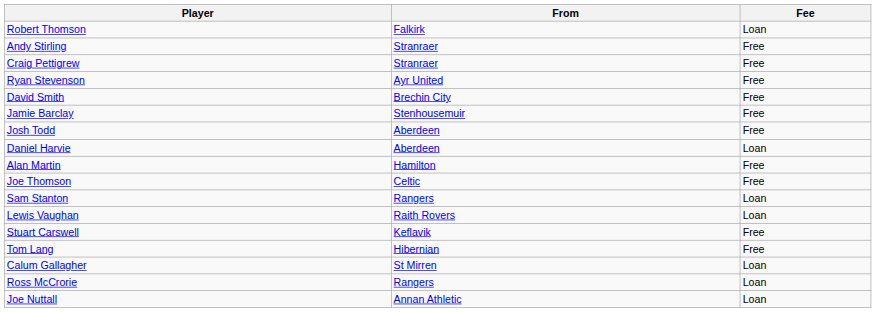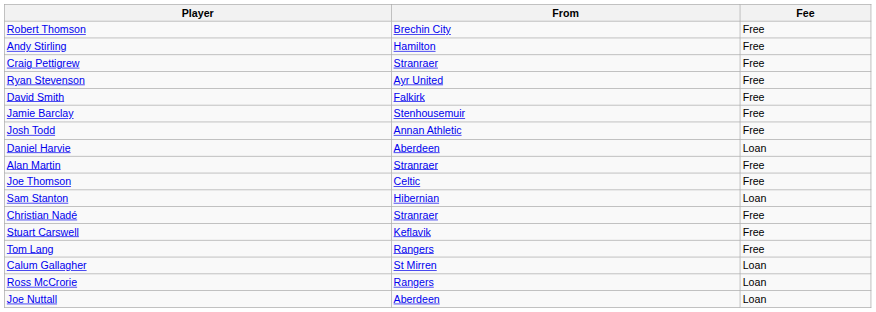(409, 30) Falkirk -> (422, 30) Brechin City
(754, 30) Loan -> (754, 30) Free
(416, 47) Stranraer -> (415, 47) Hamilton
(422, 97) Brechin City -> (409, 97) Falkirk
(417, 131) Aberdeen -> (428, 131) Annan Athletic
(415, 165) Hamilton -> (416, 165) Stranraer
(414, 198) Rangers -> (416, 198) Hibernian
+ row: (42, 215)
- row: (43, 215)
(416, 249) Hibernian -> (414, 249) Rangers
(428, 299) Annan Athletic -> (417, 299) Aberdeen
